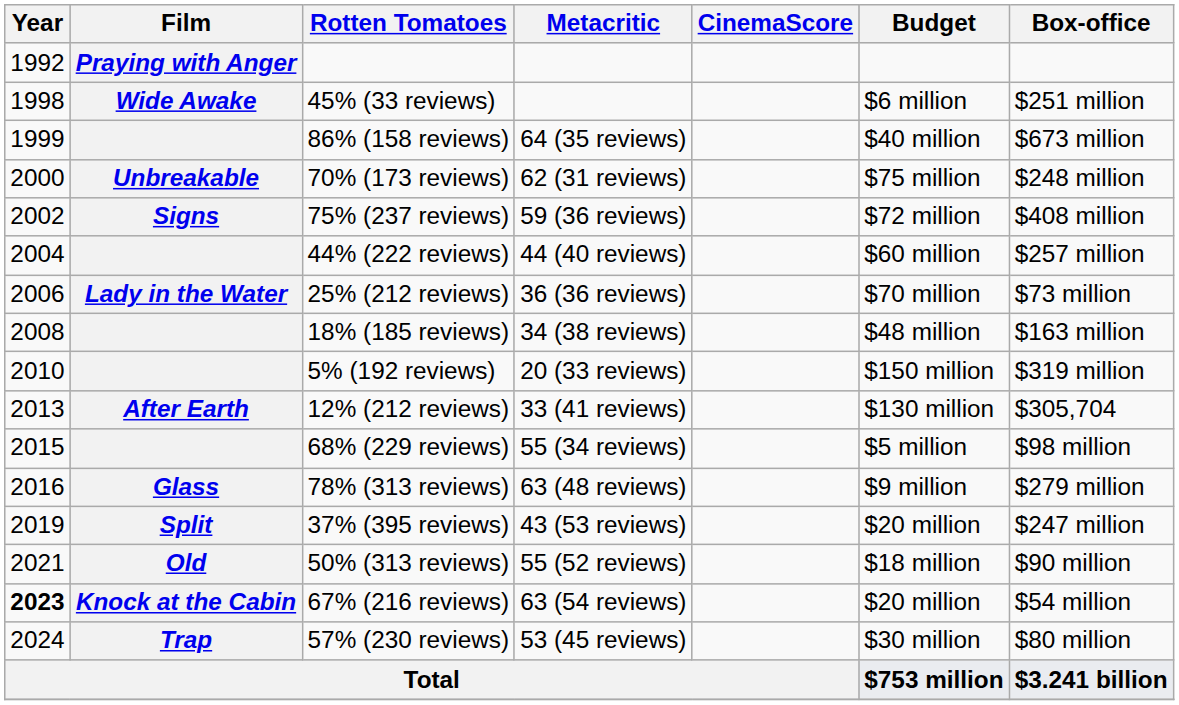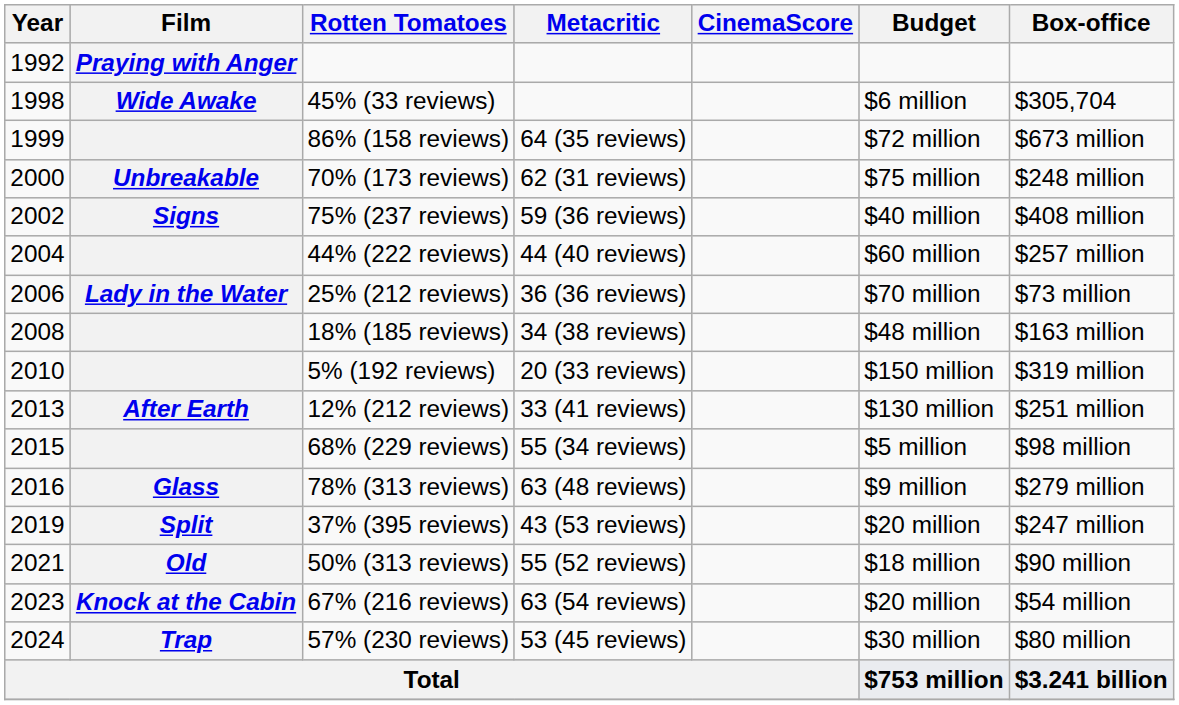(1080, 100) $251 million -> (1065, 100) $305,704
(922, 139) $40 million -> (922, 139) $72 million
(922, 216) $72 million -> (922, 216) $40 million
(1065, 409) $305,704 -> (1080, 409) $251 million
(37, 602) bold -> (37, 602) normal
